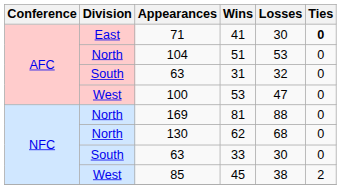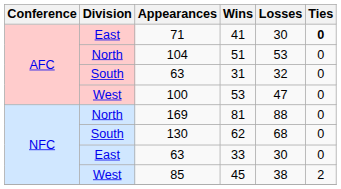(107, 134) North -> (107, 134) South
(107, 154) South -> (107, 154) East
